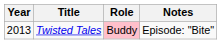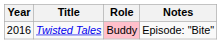(19, 30) 2013 -> (19, 30) 2016
